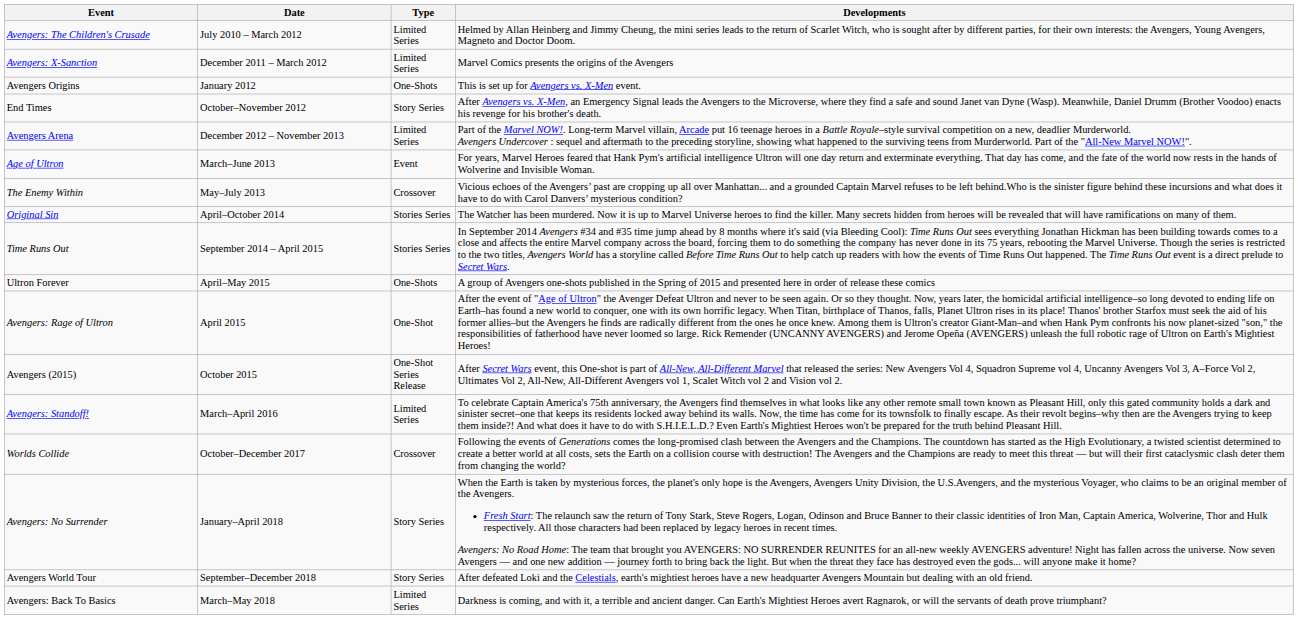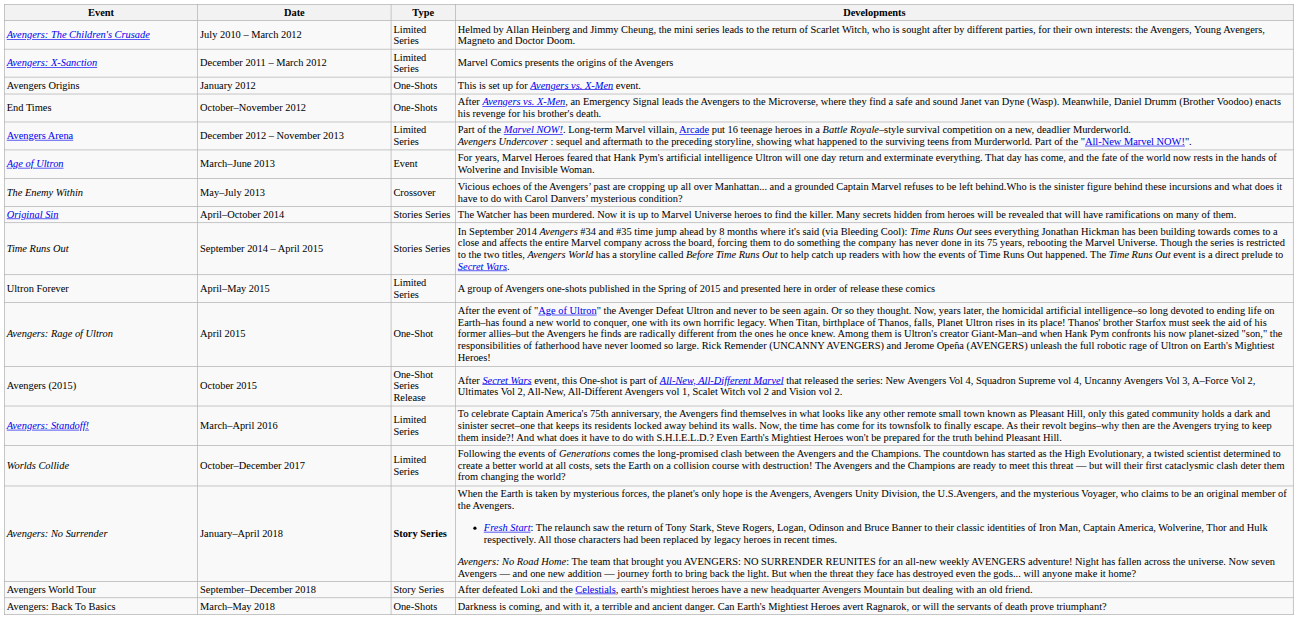(419, 107) Story Series -> (415, 107) One-Shots
(415, 282) One-Shots -> (410, 288) Limited Series
(414, 454) Crossover -> (410, 465) Limited Series
(419, 522) normal -> (420, 533) bold
(410, 600) Limited Series -> (415, 606) One-Shots
